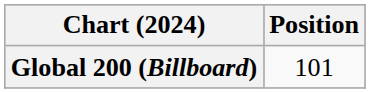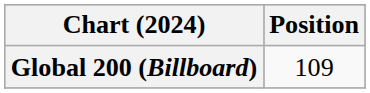(314, 66) 101 -> (314, 66) 109
